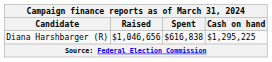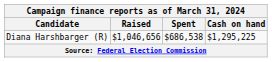(184, 37) $616,838 -> (184, 37) $686,538
